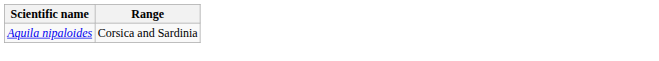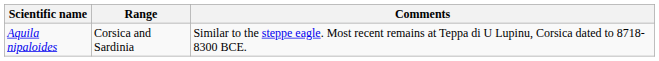+ column: (423, 14)
